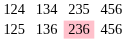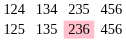(47, 29) 136 -> (47, 29) 135
